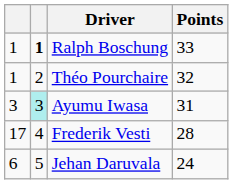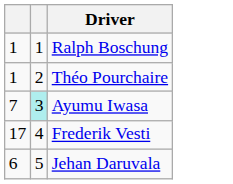- column: (200, 18)
(39, 47) bold -> (39, 47) normal
(13, 105) 3 -> (13, 105) 7
